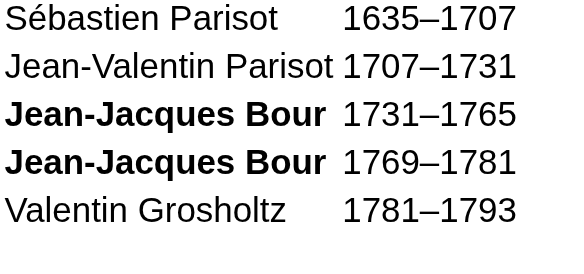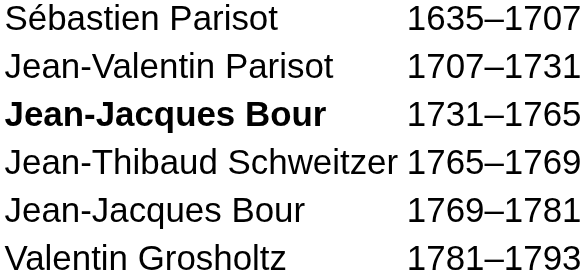+ row: (494, 162)
(165, 162) bold -> (155, 210) normal
